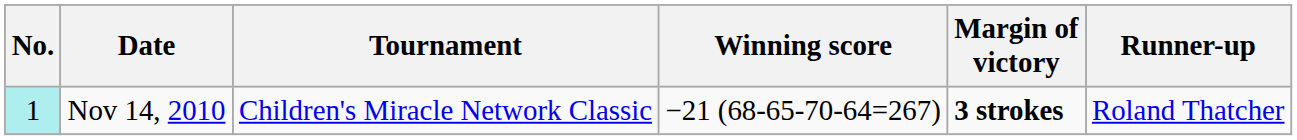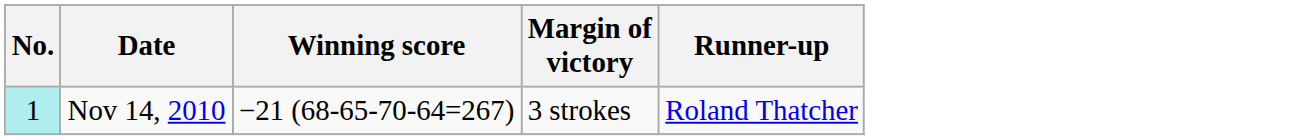- column: (445, 45)
(1009, 110) bold -> (579, 110) normal
